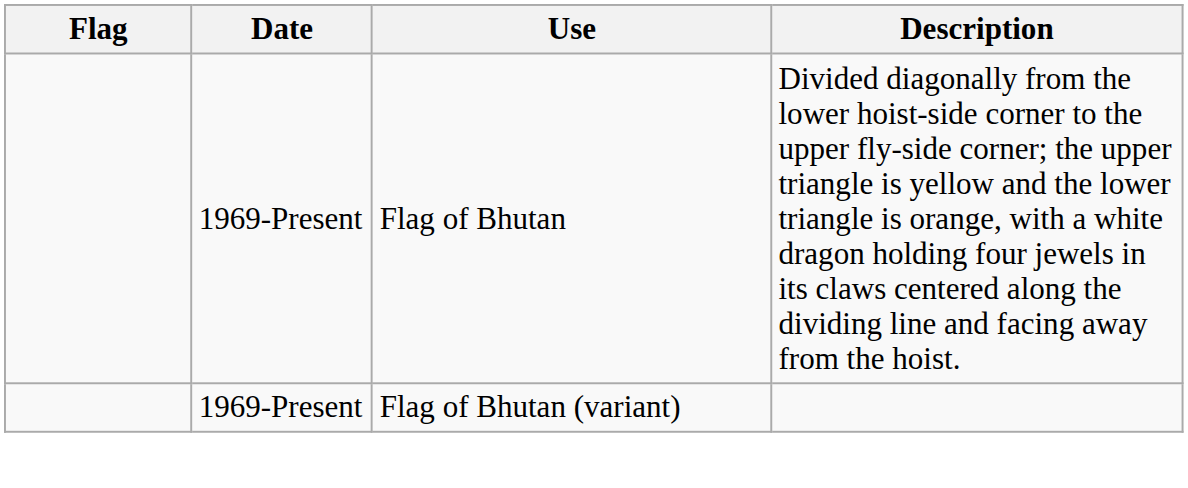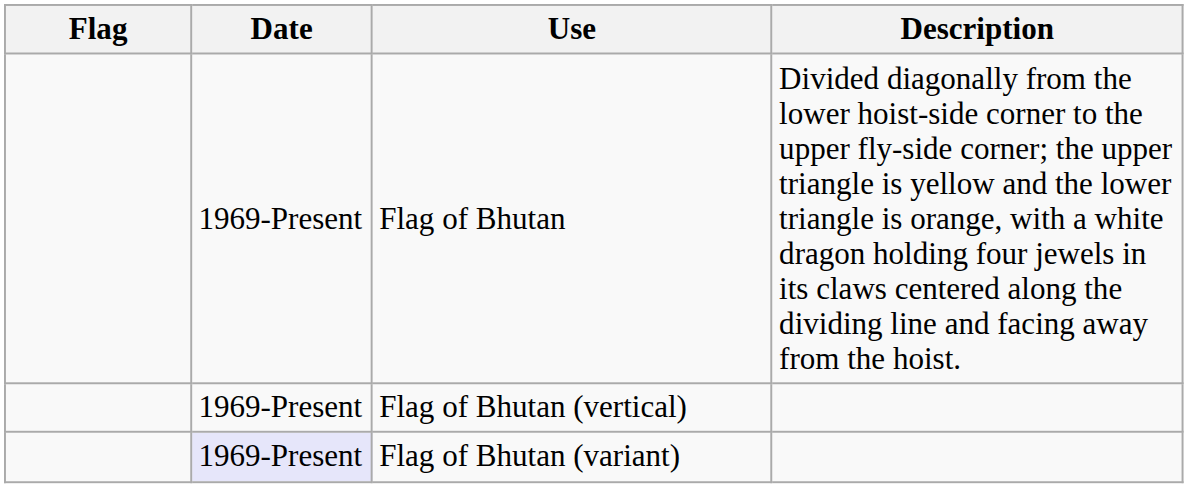+ row: (533, 406)
(281, 406) no background -> (280, 456) lavender background
